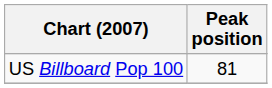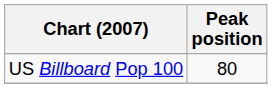(227, 68) 81 -> (227, 68) 80
